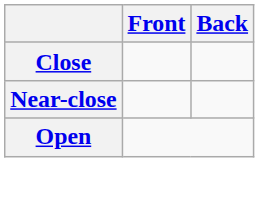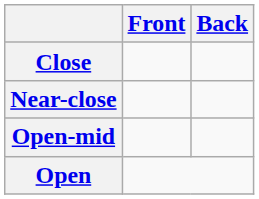+ row: (63, 136)
